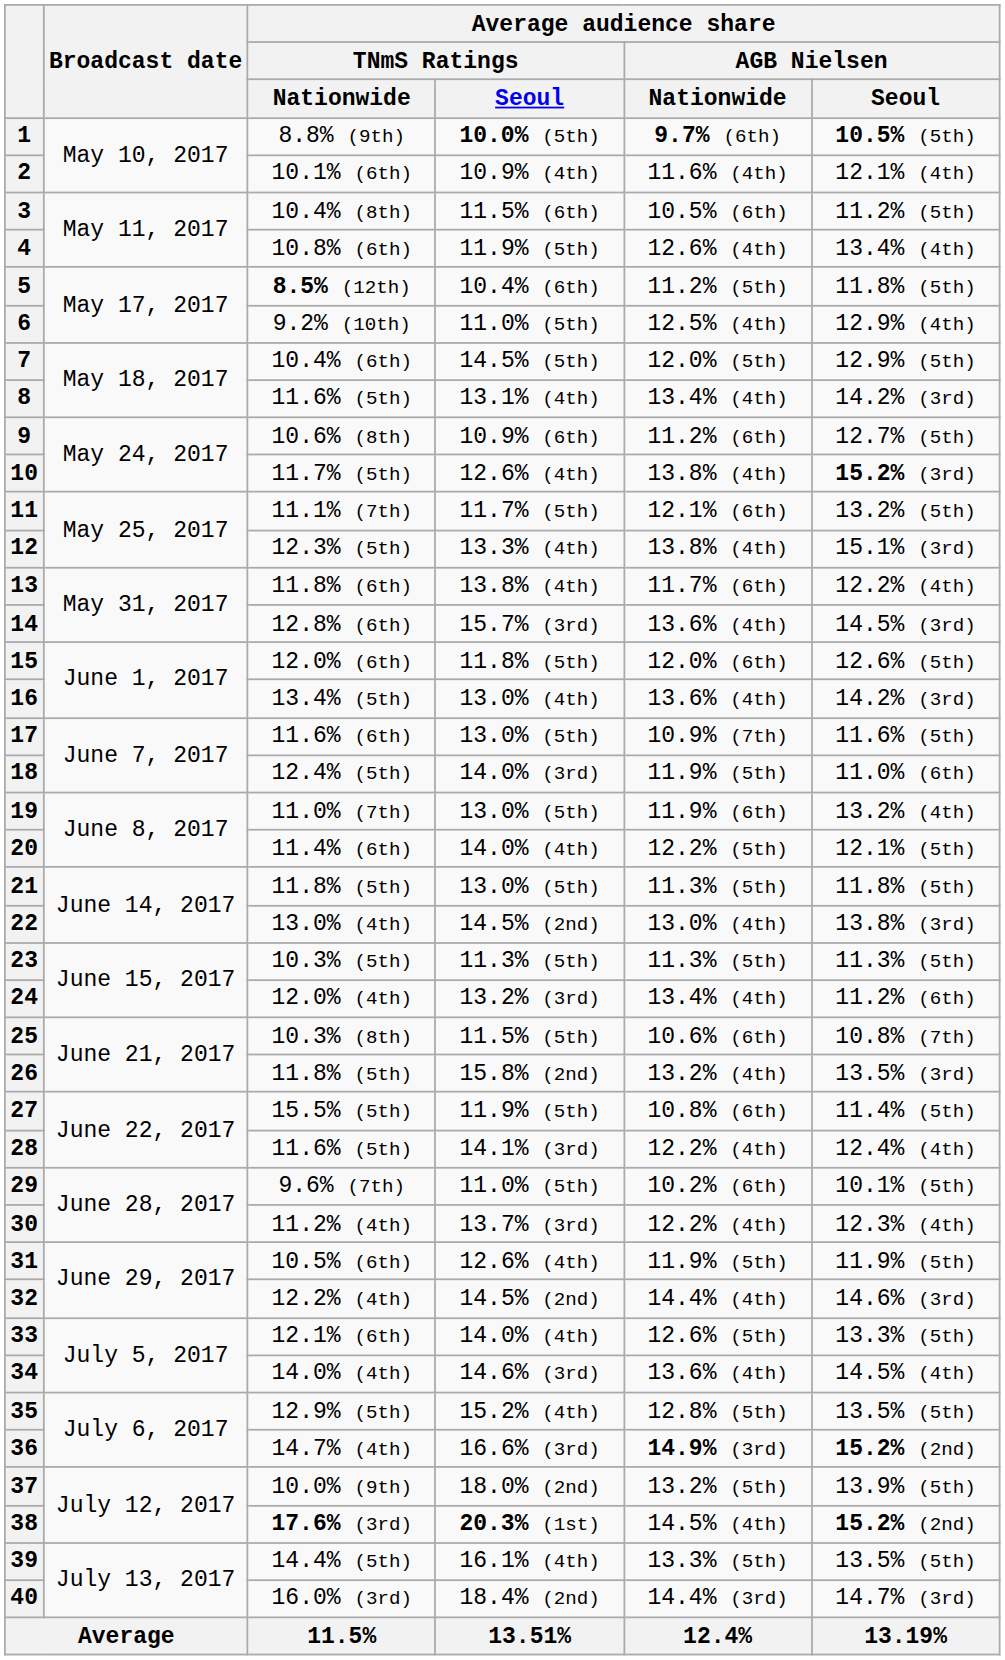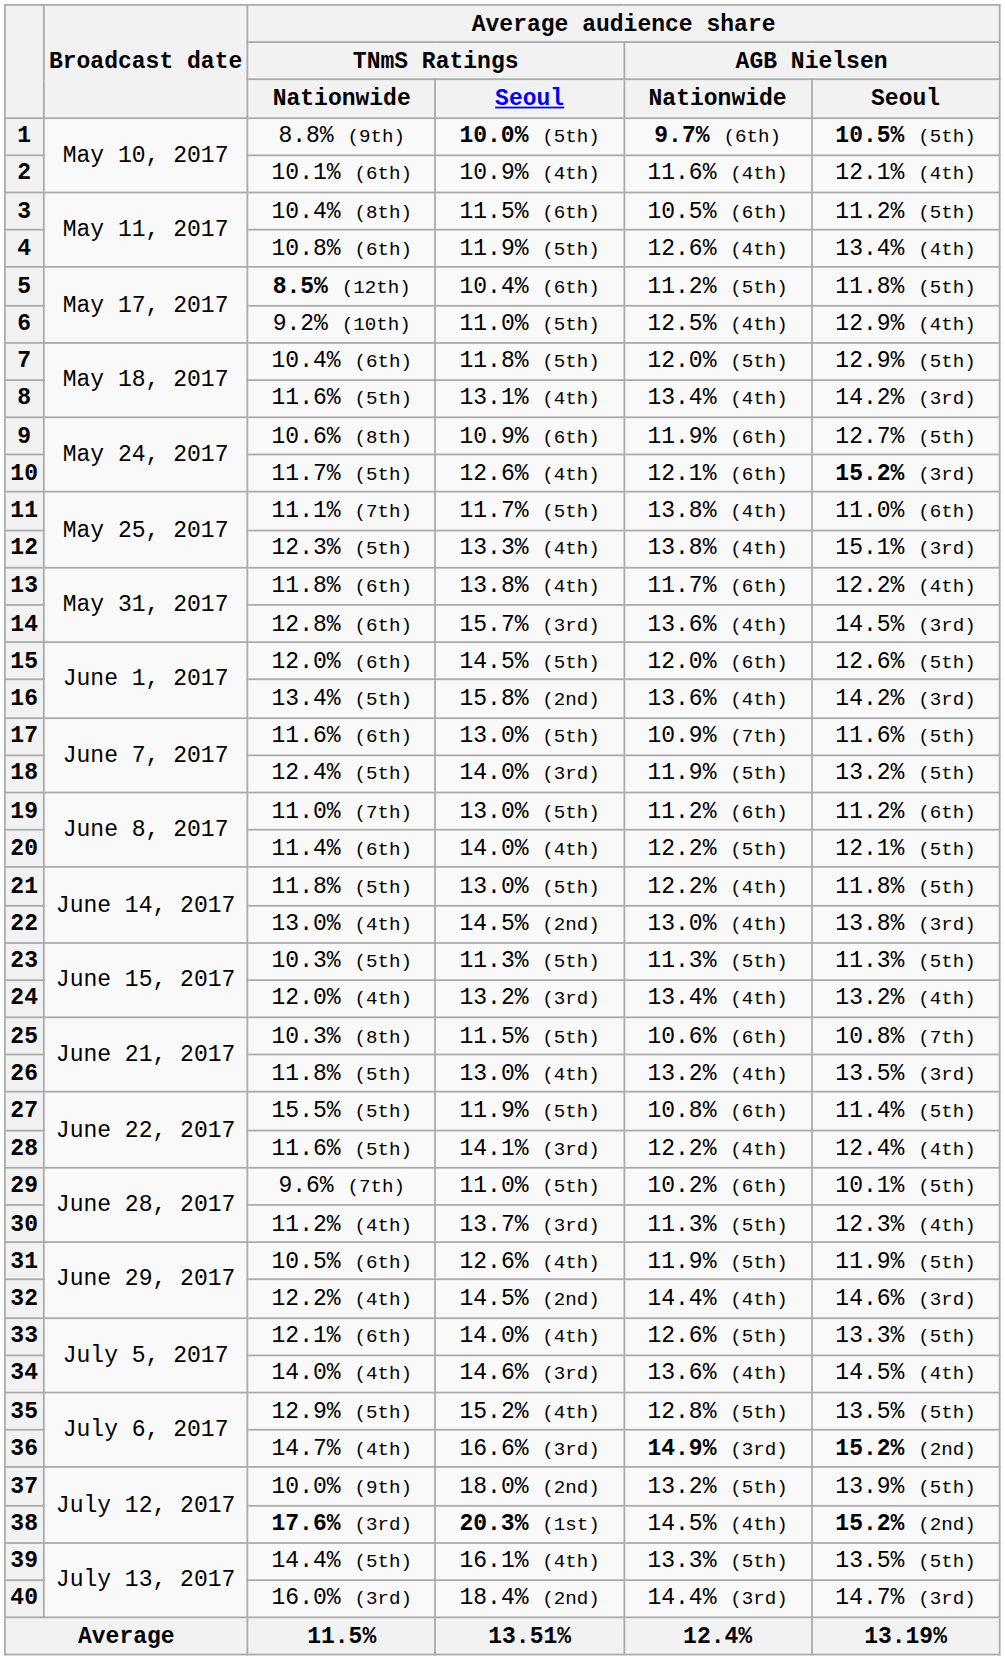(530, 361) 14.5% (5th) -> (530, 361) 11.8% (5th)
(718, 436) 11.2% (6th) -> (718, 436) 11.9% (6th)
(718, 474) 13.8% (4th) -> (718, 474) 12.1% (6th)
(718, 511) 12.1% (6th) -> (718, 511) 13.8% (4th)
(906, 511) 13.2% (5th) -> (906, 511) 11.0% (6th)
(530, 661) 11.8% (5th) -> (530, 661) 14.5% (5th)
(530, 699) 13.0% (4th) -> (530, 699) 15.8% (2nd)
(906, 774) 11.0% (6th) -> (906, 774) 13.2% (5th)
(718, 811) 11.9% (6th) -> (718, 811) 11.2% (6th)
(906, 811) 13.2% (4th) -> (906, 811) 11.2% (6th)
(718, 886) 11.3% (5th) -> (718, 886) 12.2% (4th)
(906, 999) 11.2% (6th) -> (906, 999) 13.2% (4th)
(530, 1074) 15.8% (2nd) -> (530, 1074) 13.0% (4th)
(718, 1224) 12.2% (4th) -> (718, 1224) 11.3% (5th)
